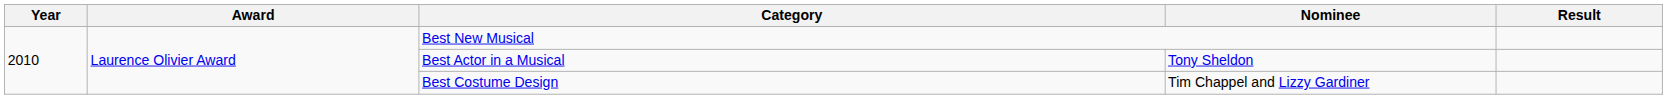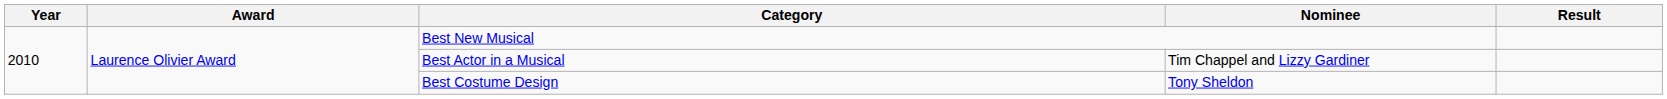(1211, 60) Tony Sheldon -> (1269, 60) Tim Chappel and Lizzy Gardiner
(1269, 82) Tim Chappel and Lizzy Gardiner -> (1211, 82) Tony Sheldon
